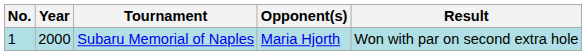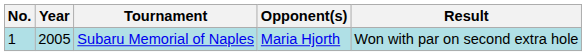(54, 39) 2000 -> (54, 39) 2005
